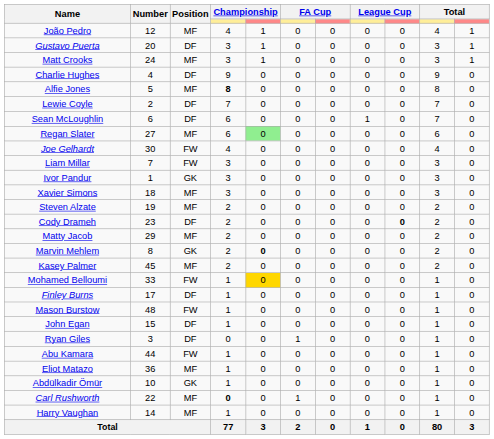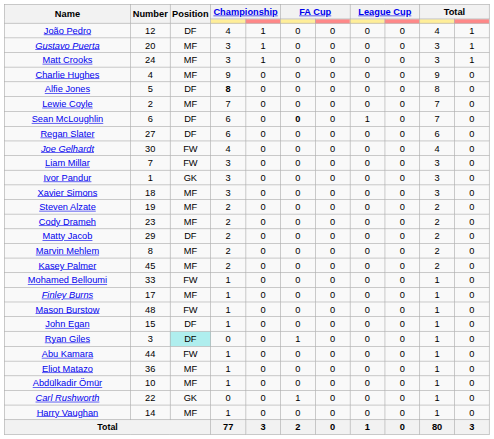(190, 31) MF -> (190, 31) DF
(190, 45) DF -> (190, 45) MF
(190, 75) DF -> (190, 75) MF
(190, 90) MF -> (190, 90) DF
(190, 104) DF -> (190, 104) MF
(298, 119) normal -> (298, 119) bold
(190, 134) MF -> (190, 134) DF
(263, 134) lightgreen background -> (263, 134) no background
(190, 222) DF -> (190, 222) MF
(402, 222) bold -> (402, 222) normal
(190, 236) MF -> (190, 236) DF
(190, 251) GK -> (190, 251) MF
(263, 251) bold -> (263, 251) normal
(263, 280) gold background -> (263, 280) no background
(190, 295) DF -> (190, 295) MF
(190, 339) no background -> (190, 339) paleturquoise background
(190, 383) GK -> (190, 383) MF
(190, 398) MF -> (190, 398) GK
(228, 398) bold -> (228, 398) normal
